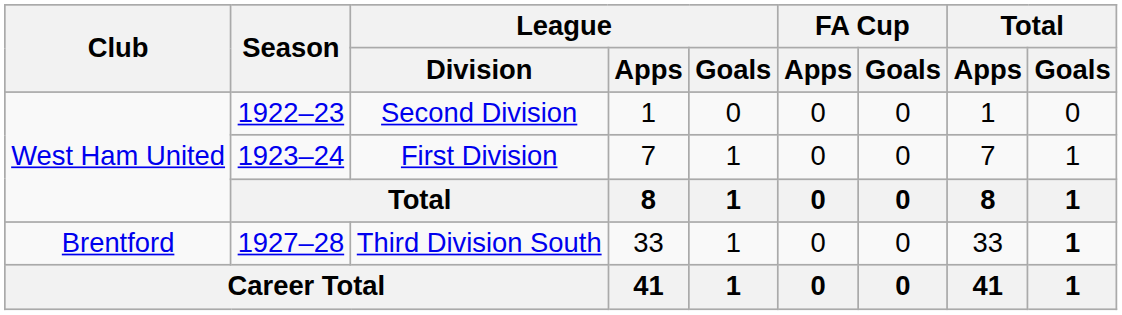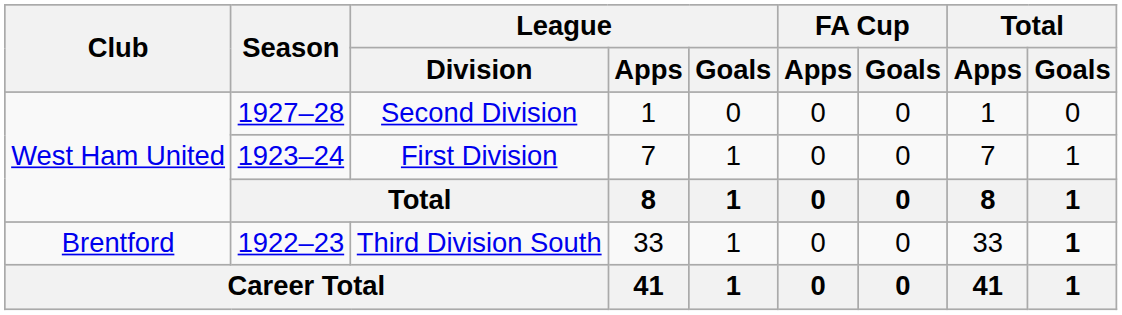(291, 112) 1922–23 -> (291, 112) 1927–28
(291, 243) 1927–28 -> (291, 243) 1922–23
